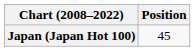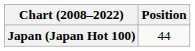(164, 35) 45 -> (164, 35) 44
